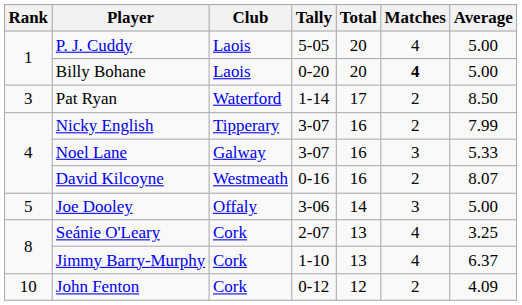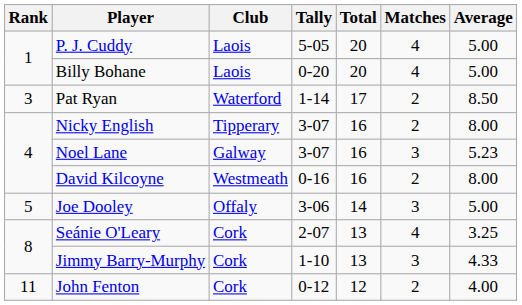(415, 71) bold -> (415, 71) normal
(483, 125) 7.99 -> (483, 125) 8.00
(483, 152) 5.33 -> (483, 152) 5.23
(483, 179) 8.07 -> (483, 179) 8.00
(415, 260) 4 -> (415, 260) 3
(483, 260) 6.37 -> (483, 260) 4.33
(28, 286) 10 -> (28, 286) 11
(483, 286) 4.09 -> (483, 286) 4.00
